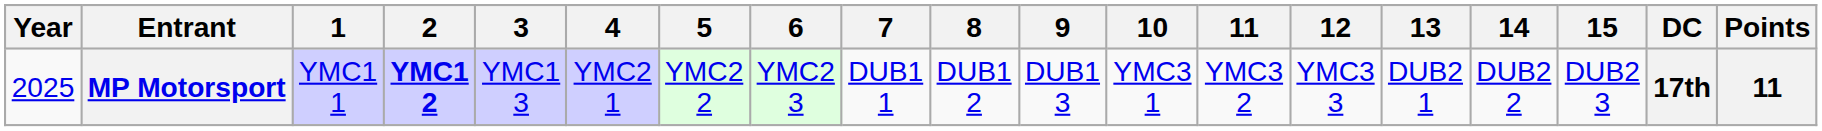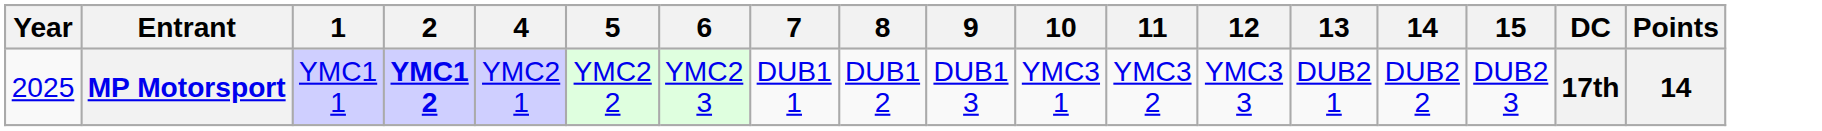- column: (521, 27)
(1767, 87) 11 -> (1676, 87) 14
